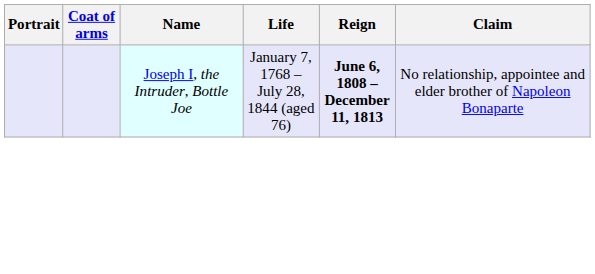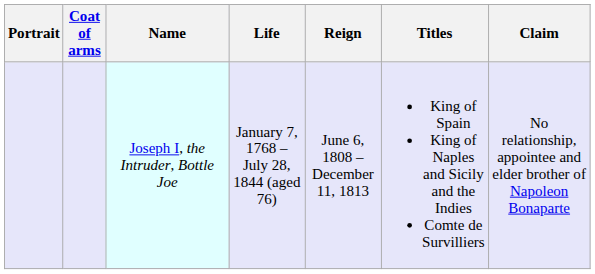+ column: (435, 33)
(357, 91) bold -> (343, 165) normal
